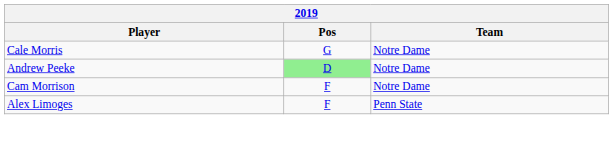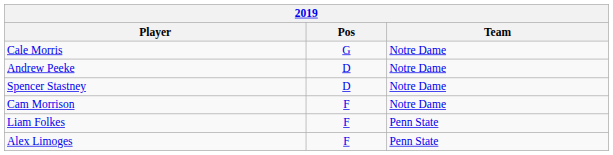(327, 68) lightgreen background -> (346, 68) no background
+ row: (47, 86)
+ row: (36, 123)
